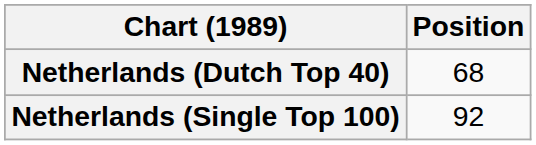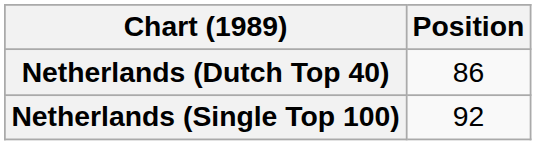(468, 71) 68 -> (468, 71) 86
